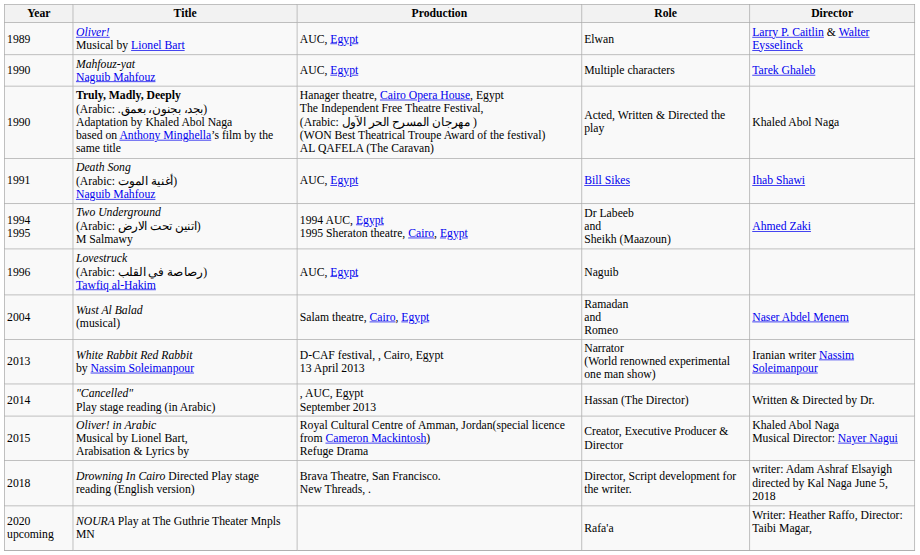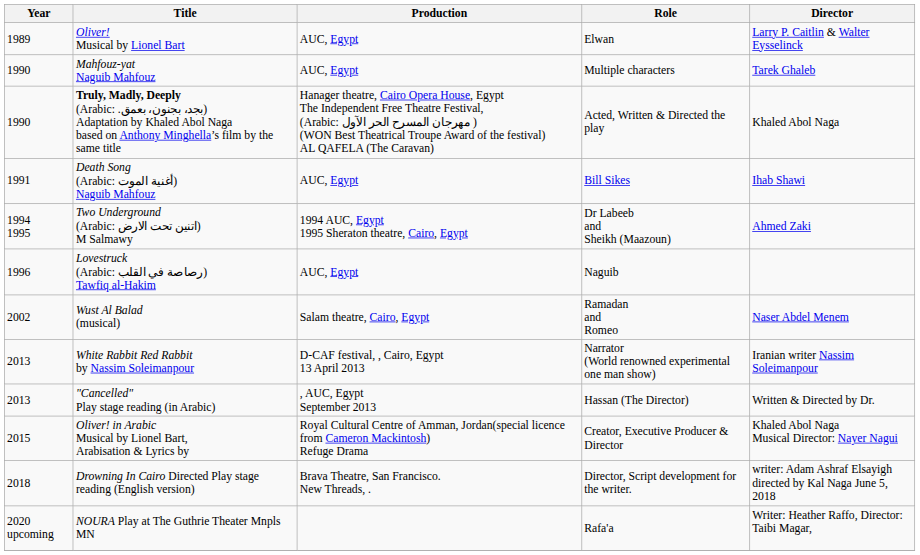(19, 317) 2004 -> (19, 317) 2002
(19, 400) 2014 -> (19, 400) 2013
